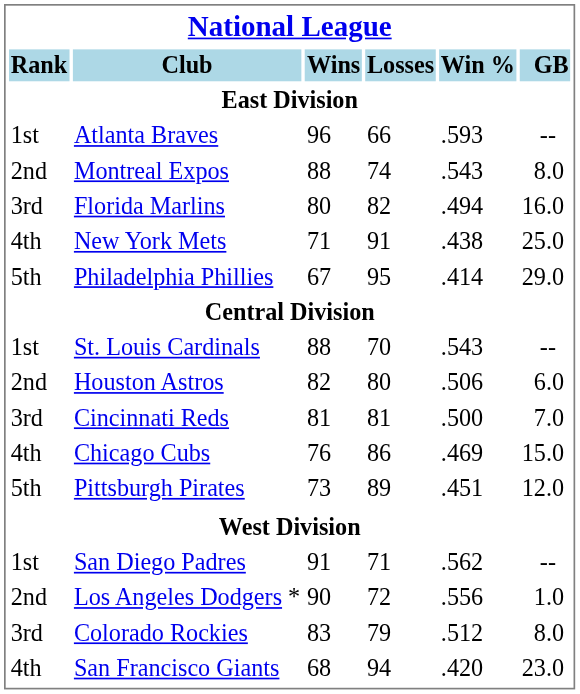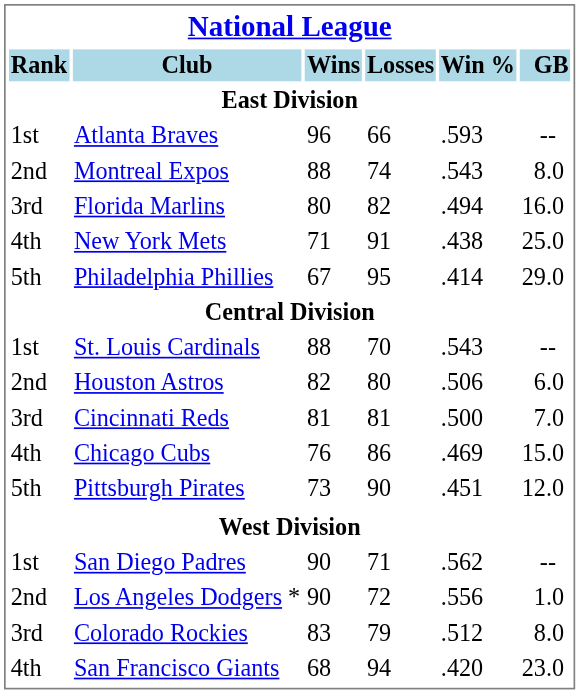(379, 488) 89 -> (379, 488) 90
(319, 562) 91 -> (319, 562) 90
